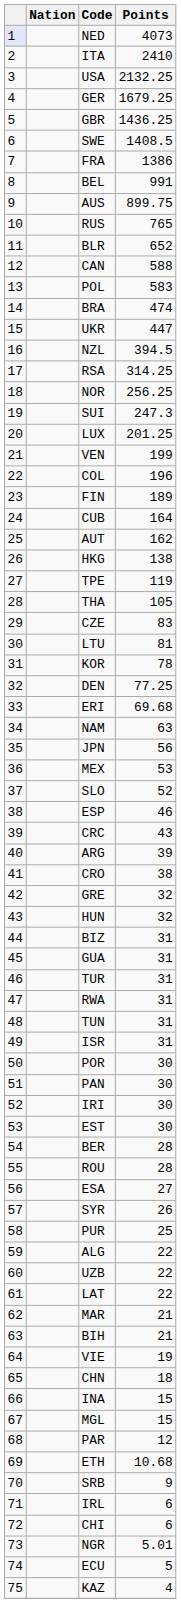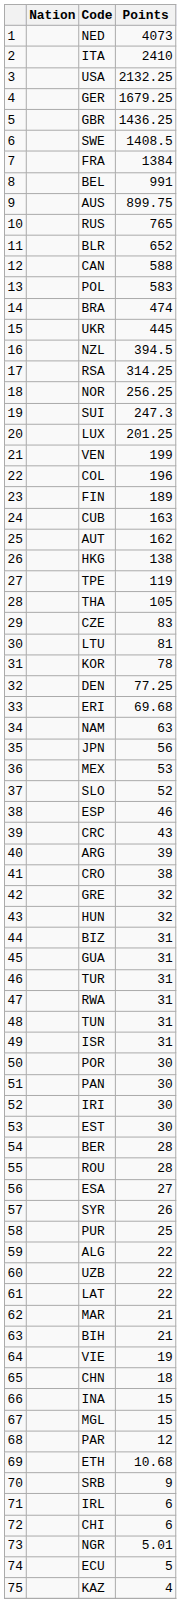(11, 36) lavender background -> (11, 36) no background
(157, 162) 1386 -> (157, 162) 1384
(161, 330) 447 -> (161, 330) 445
(161, 518) 164 -> (161, 518) 163
